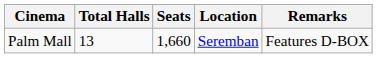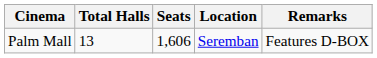(174, 40) 1,660 -> (174, 40) 1,606
